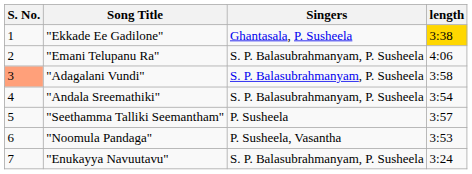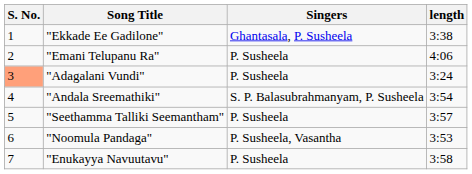(441, 35) gold background -> (441, 35) no background
(327, 55) S. P. Balasubrahmanyam, P. Susheela -> (259, 55) P. Susheela
(327, 76) S. P. Balasubrahmanyam, P. Susheela -> (259, 76) P. Susheela
(441, 76) 3:58 -> (441, 76) 3:24
(327, 158) S. P. Balasubrahmanyam, P. Susheela -> (259, 158) P. Susheela
(441, 158) 3:24 -> (441, 158) 3:58
